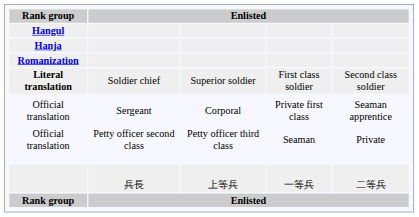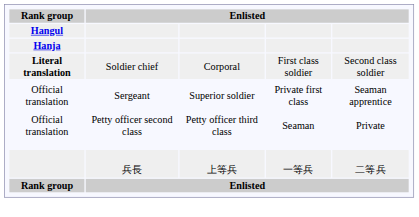- row: (48, 60)
(223, 81) Superior soldier -> (222, 66) Corporal
(223, 110) Corporal -> (222, 95) Superior soldier
